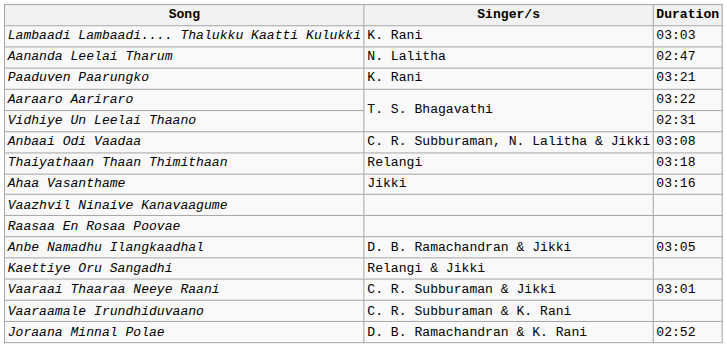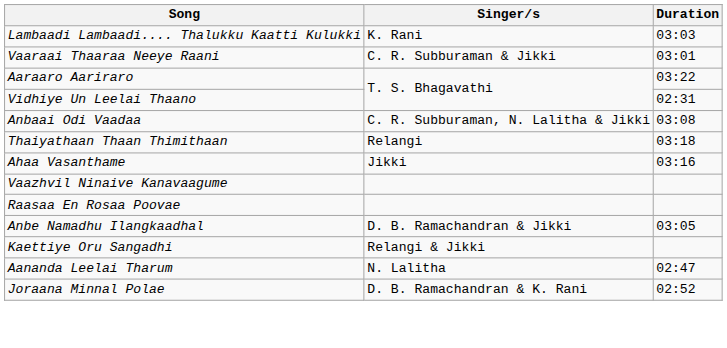rows swapped: (90, 58) <-> (114, 290)
- row: (78, 79)
- row: (106, 311)
